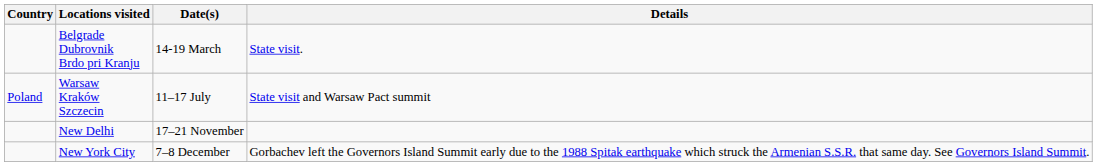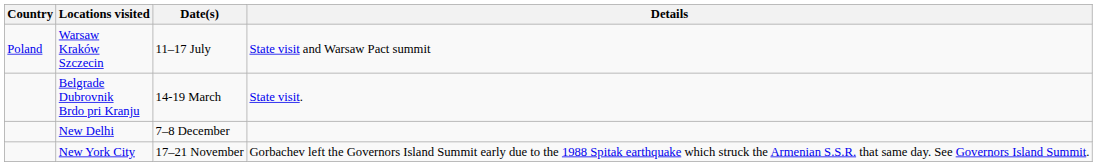rows swapped: (99, 48) <-> (81, 97)
(200, 131) 17–21 November -> (193, 131) 7–8 December
(193, 151) 7–8 December -> (200, 151) 17–21 November
